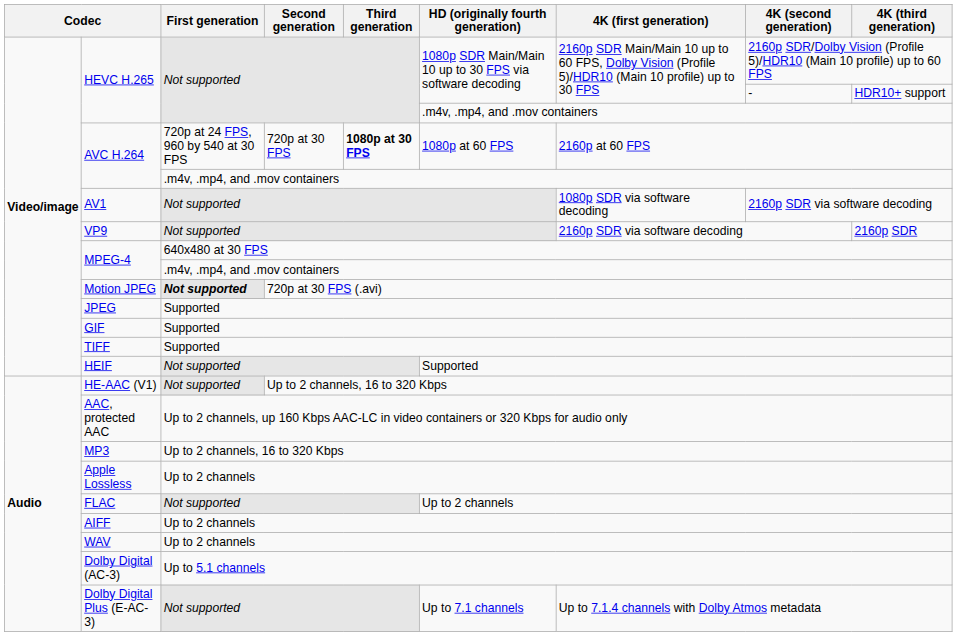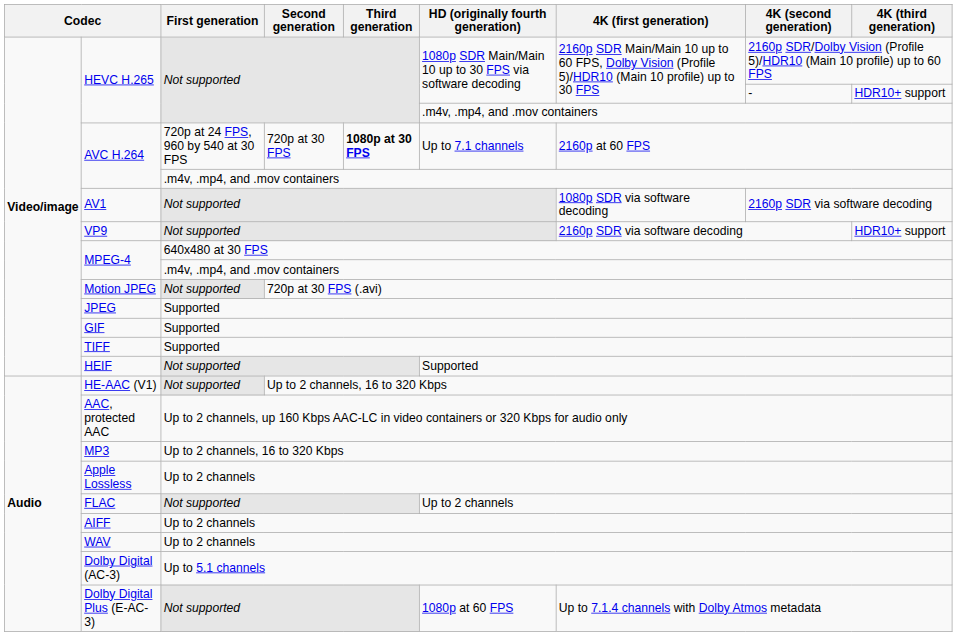(468, 146) 1080p at 60 FPS -> (473, 146) Up to 7.1 channels
(886, 231) 2160p SDR -> (900, 231) HDR10+ support
(205, 289) bold -> (202, 289) normal
(473, 608) Up to 7.1 channels -> (468, 608) 1080p at 60 FPS
